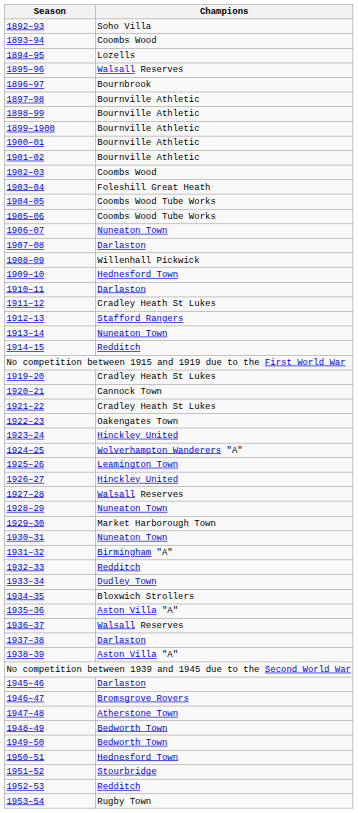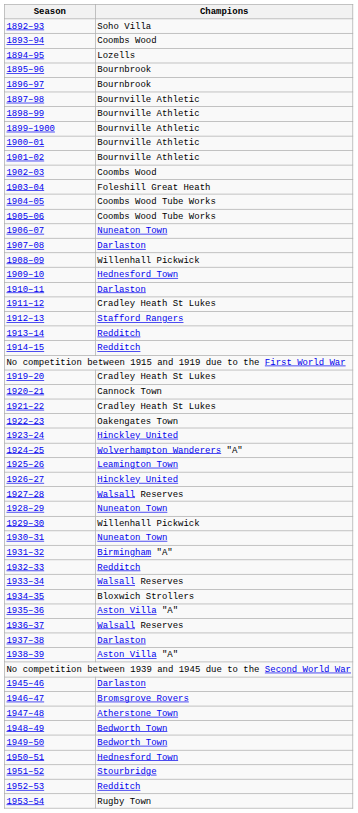(140, 70) Walsall Reserves -> (124, 70) Bournbrook
(132, 333) Nuneaton Town -> (119, 333) Redditch
(157, 523) Market Harborough Town -> (148, 523) Willenhall Pickwick
(127, 582) Dudley Town -> (140, 582) Walsall Reserves
